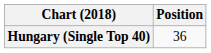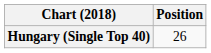(180, 36) 36 -> (180, 36) 26
